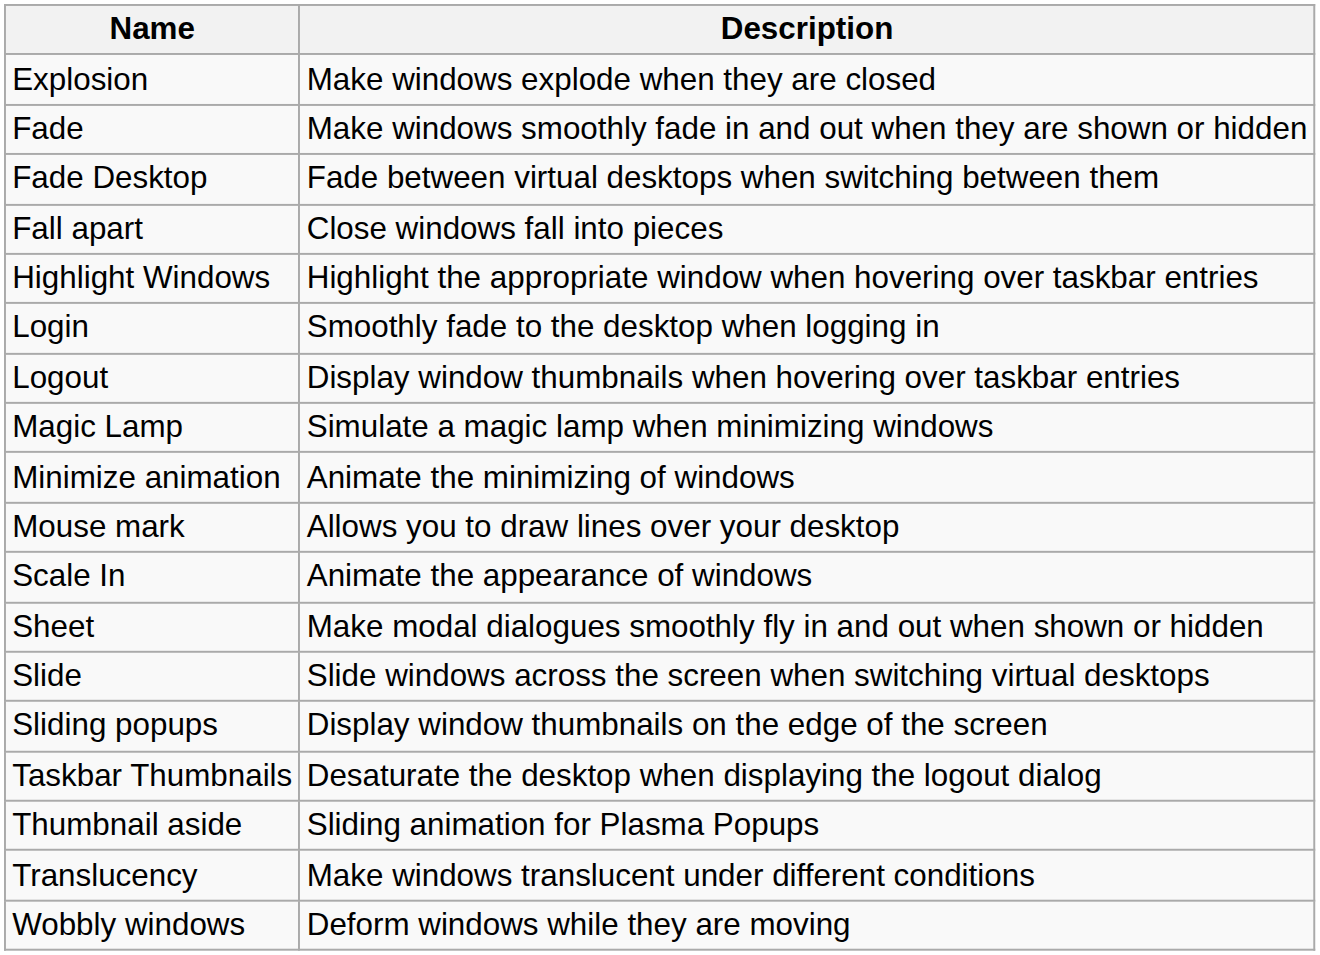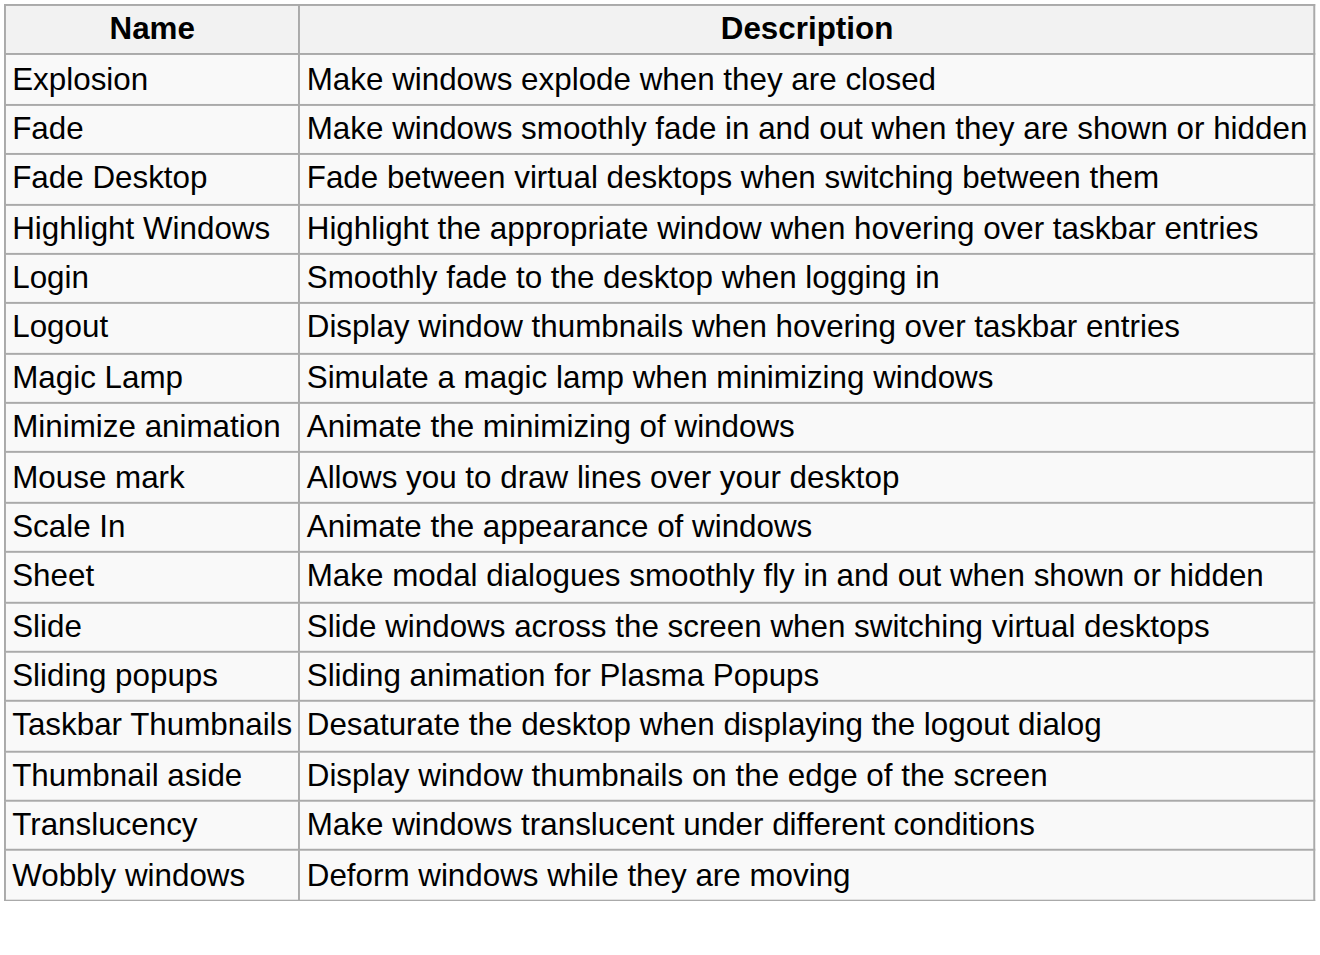- row: (78, 228)
(677, 725) Display window thumbnails on the edge of the screen -> (563, 675) Sliding animation for Plasma Popups
(563, 825) Sliding animation for Plasma Popups -> (677, 775) Display window thumbnails on the edge of the screen
